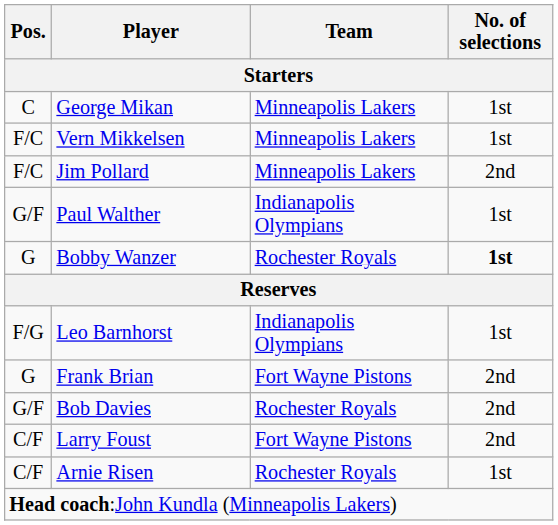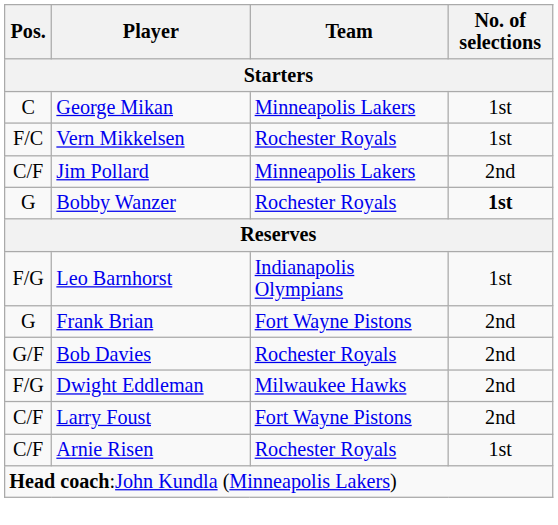(335, 139) Minneapolis Lakers -> (325, 139) Rochester Royals
(28, 171) F/C -> (28, 171) C/F
- row: (108, 214)
+ row: (130, 385)
